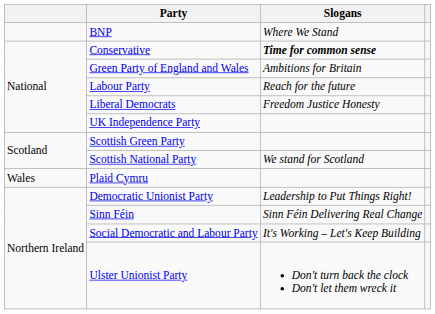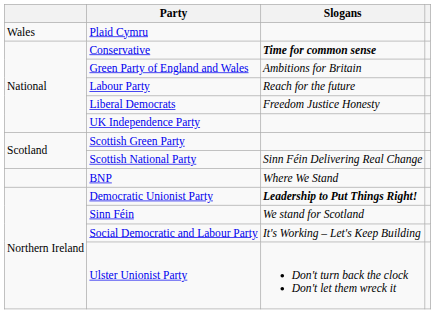rows swapped: (101, 31) <-> (119, 178)
(313, 159) We stand for Scotland -> (343, 159) Sinn Féin Delivering Real Change
(337, 196) normal -> (340, 196) bold
(343, 214) Sinn Féin Delivering Real Change -> (313, 214) We stand for Scotland
